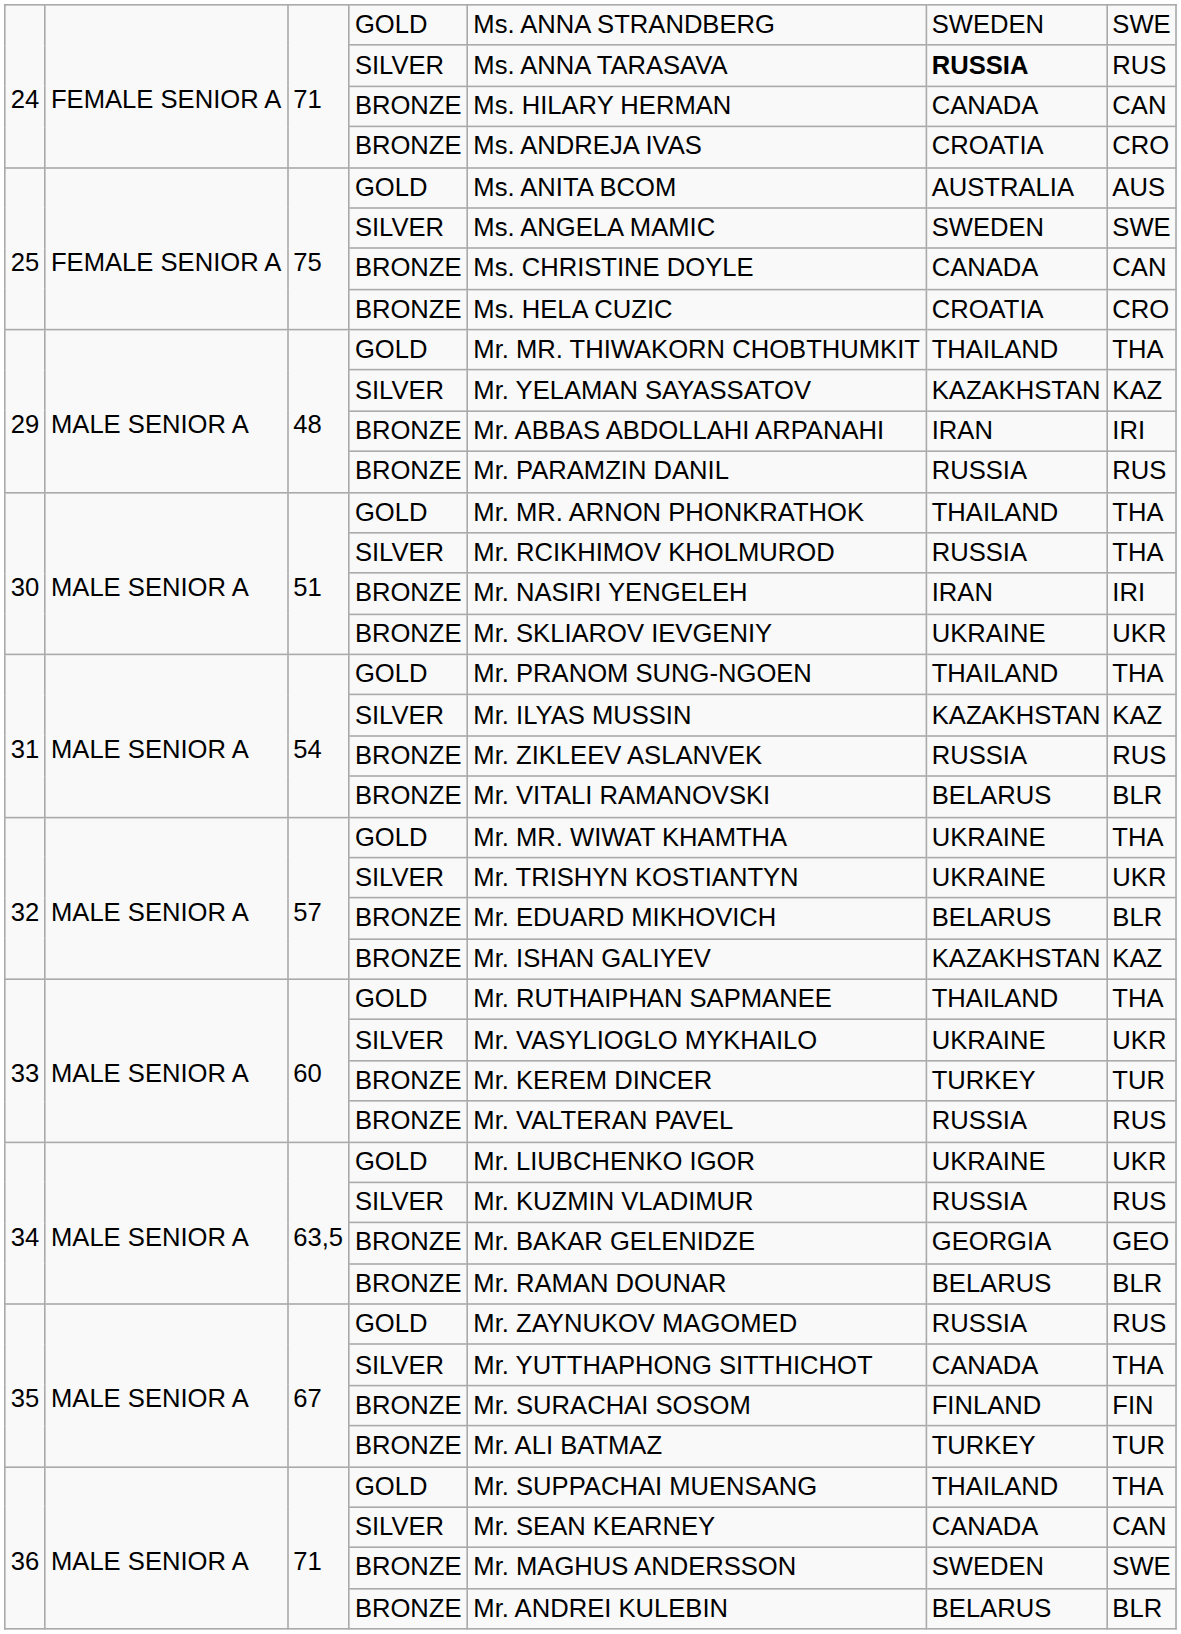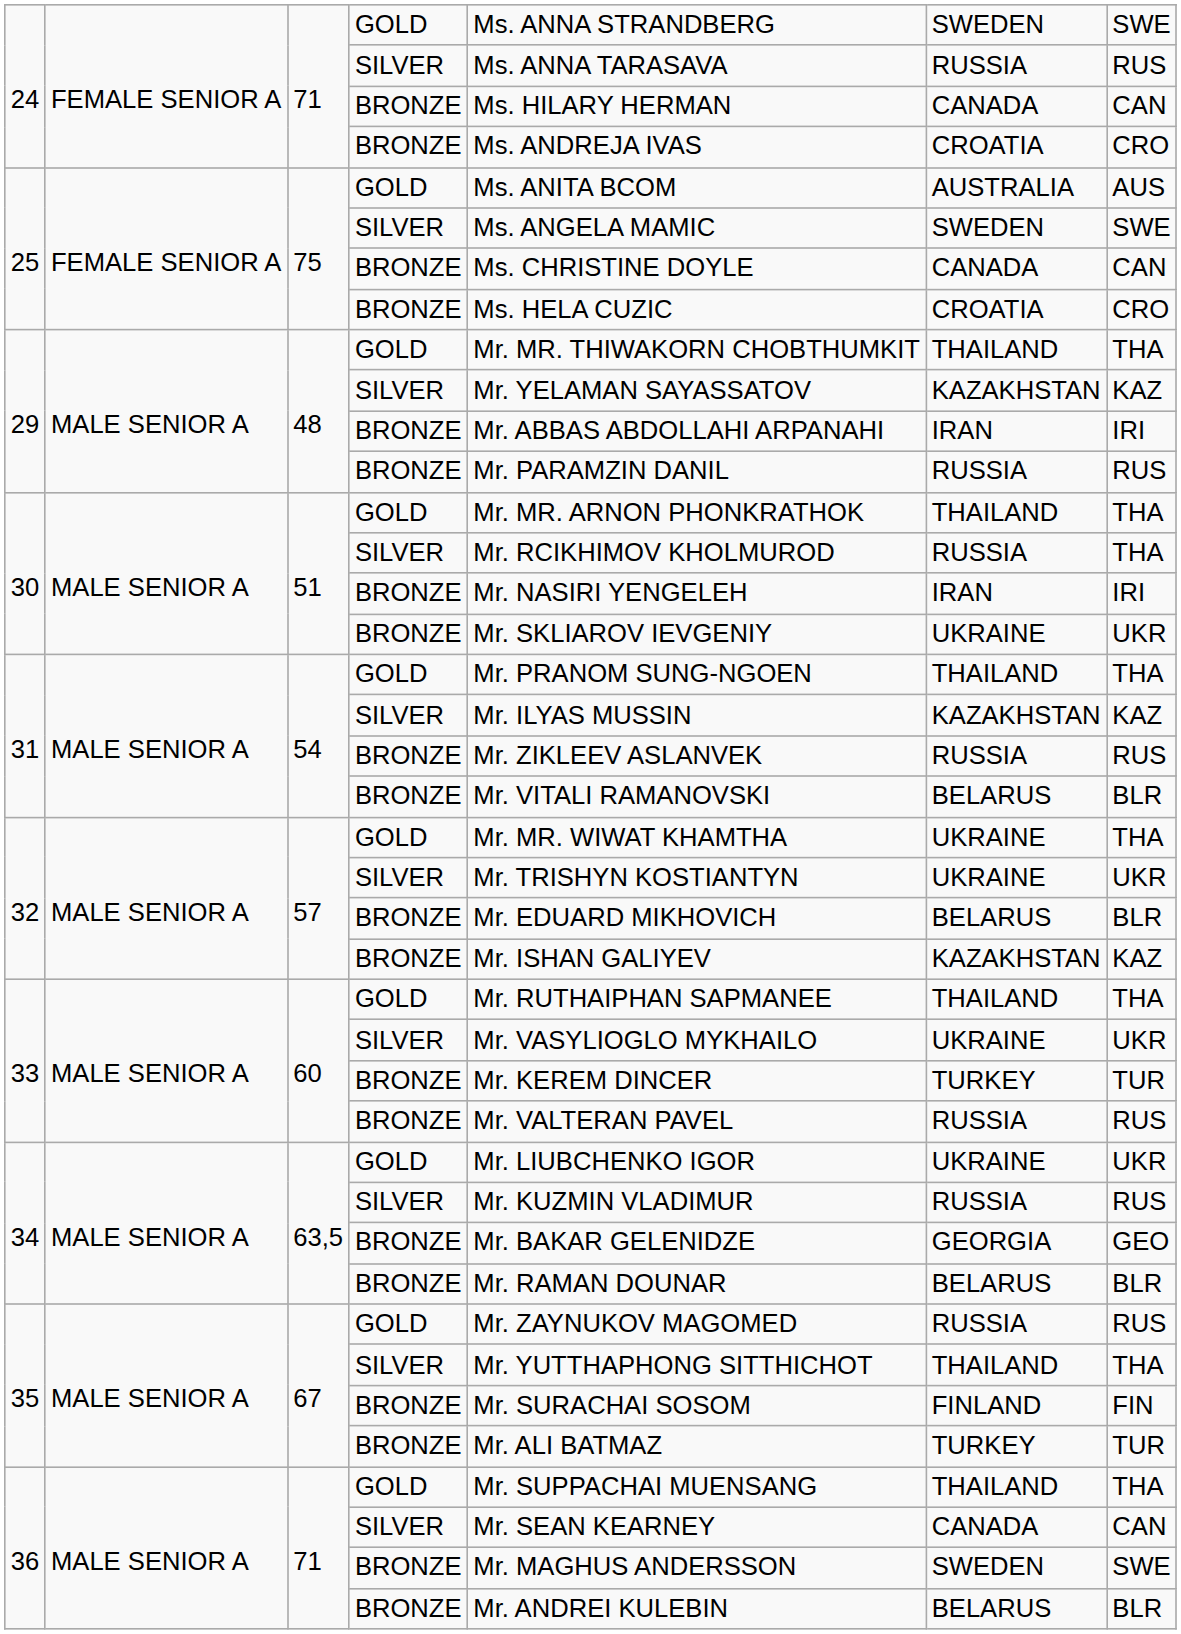(980, 65) bold -> (979, 65) normal
(985, 1364) CANADA -> (995, 1364) THAILAND
